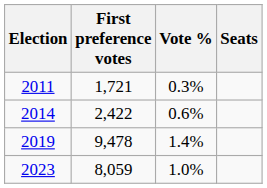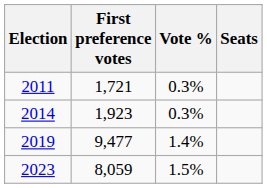(113, 114) 2,422 -> (113, 114) 1,923
(186, 114) 0.6% -> (186, 114) 0.3%
(113, 142) 9,478 -> (113, 142) 9,477
(186, 169) 1.0% -> (186, 169) 1.5%
